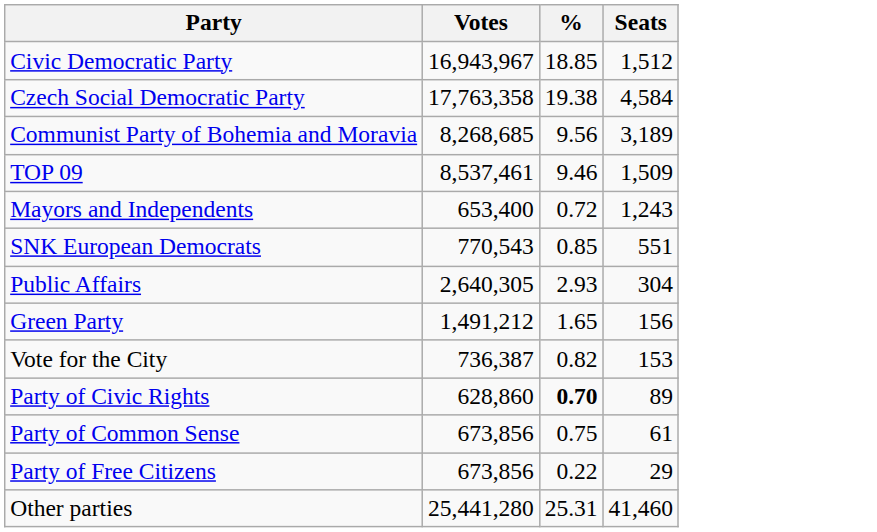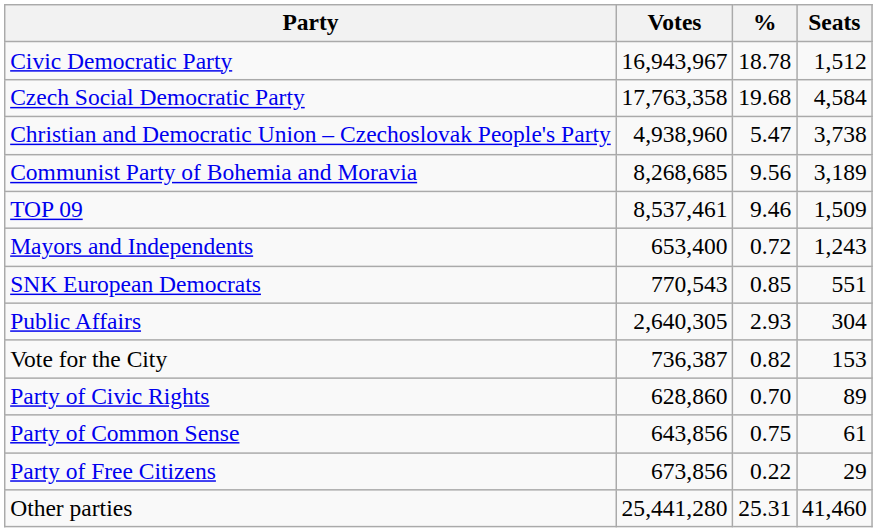(571, 60) 18.85 -> (765, 60) 18.78
(571, 97) 19.38 -> (765, 97) 19.68
+ row: (310, 135)
- row: (67, 321)
(577, 396) bold -> (771, 396) normal
(496, 433) 673,856 -> (689, 433) 643,856
